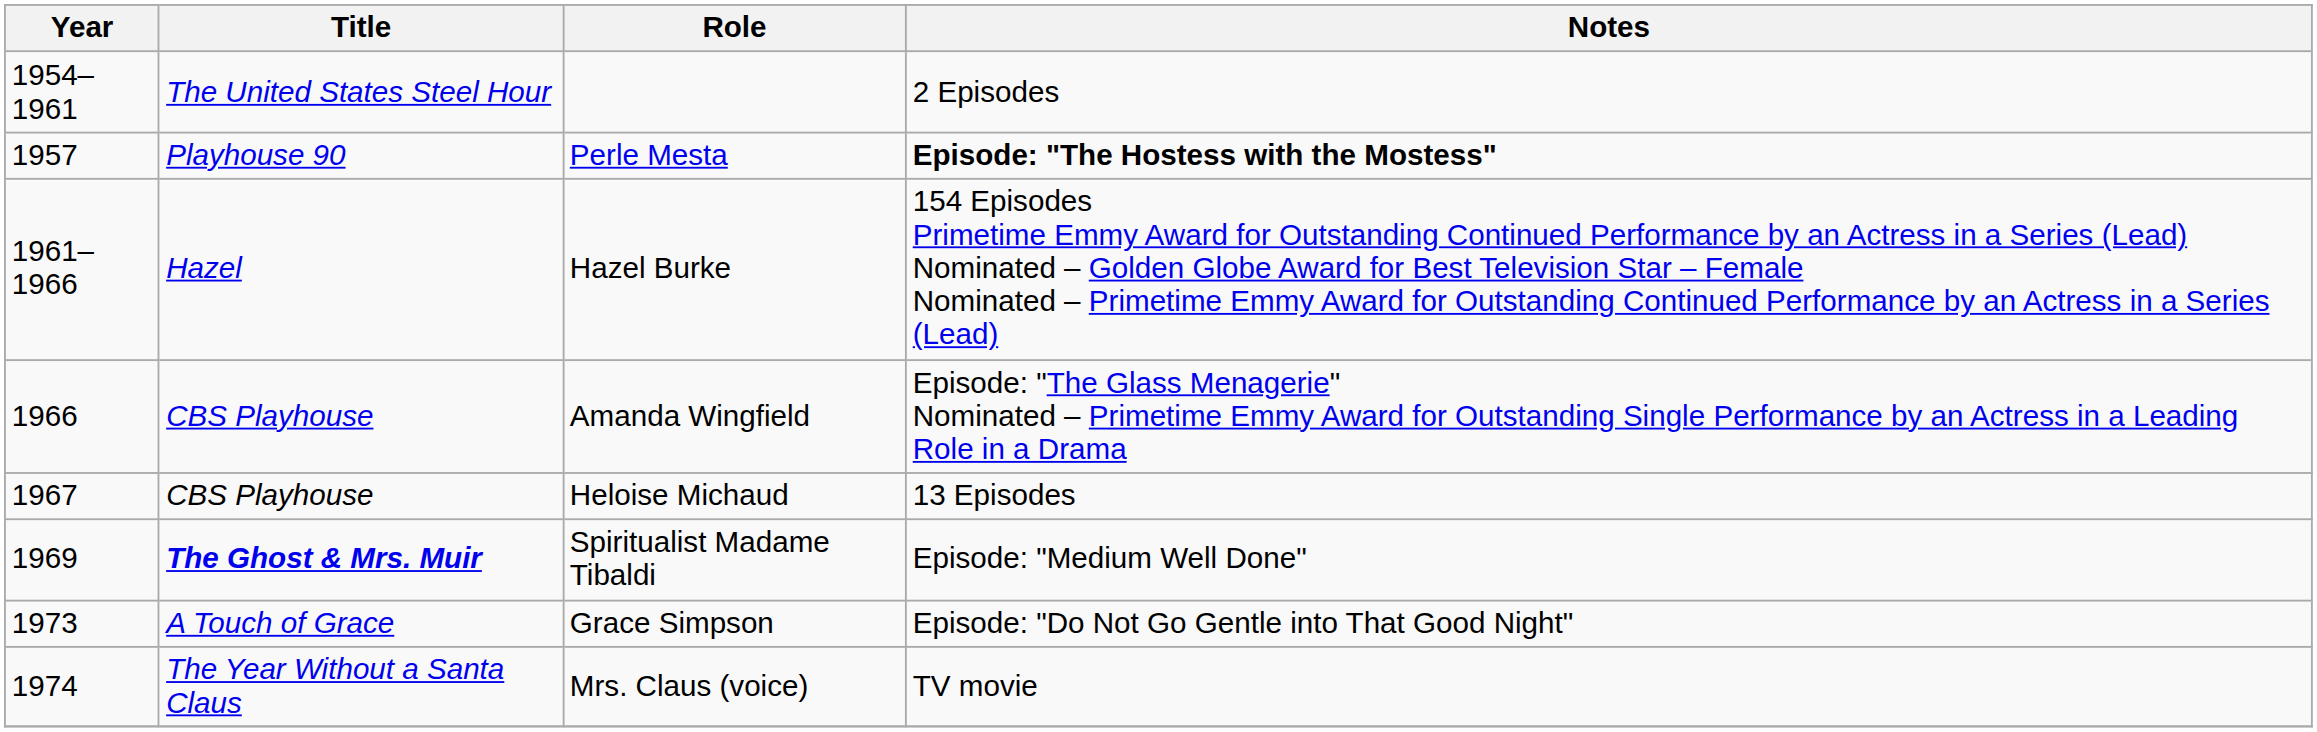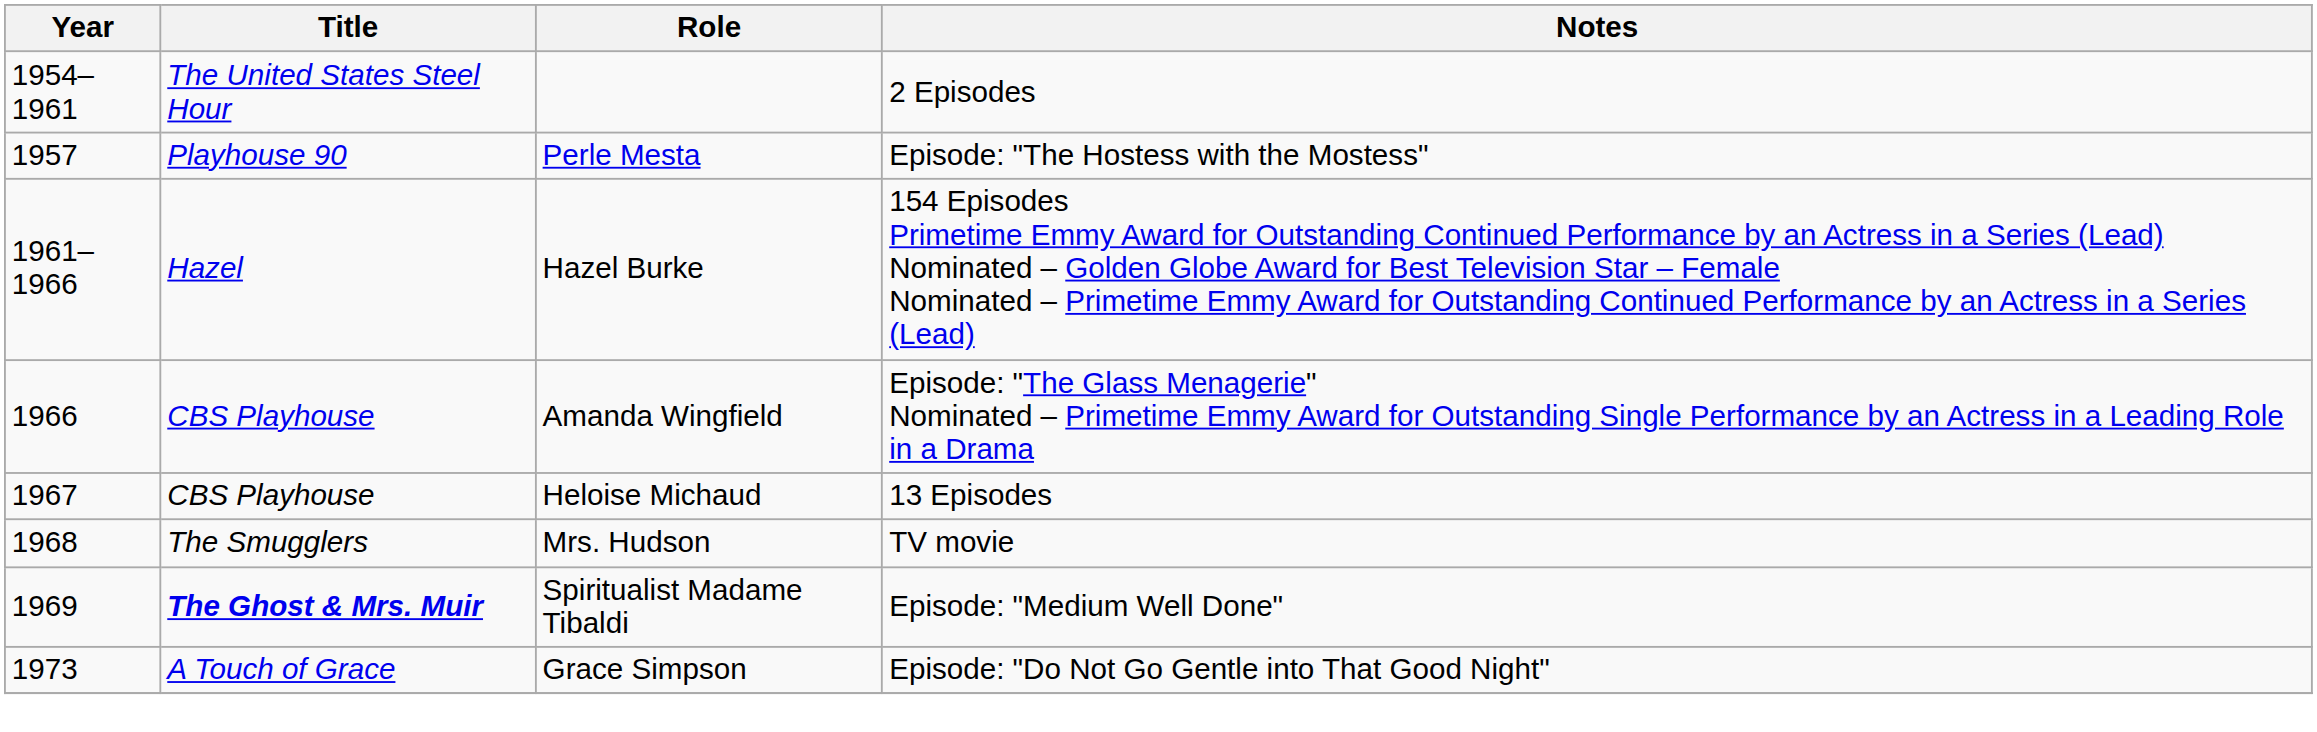(1205, 155) bold -> (1159, 155) normal
+ row: (45, 542)
- row: (45, 686)
